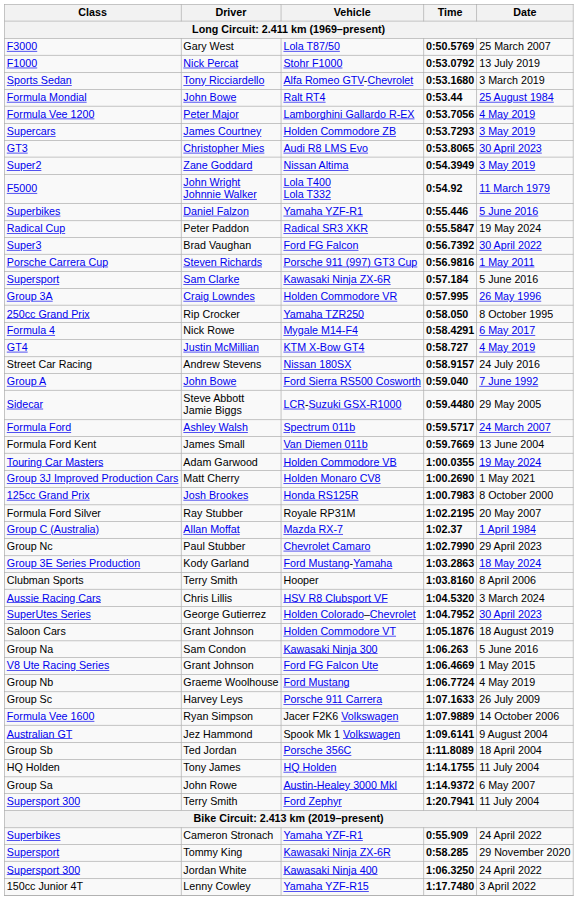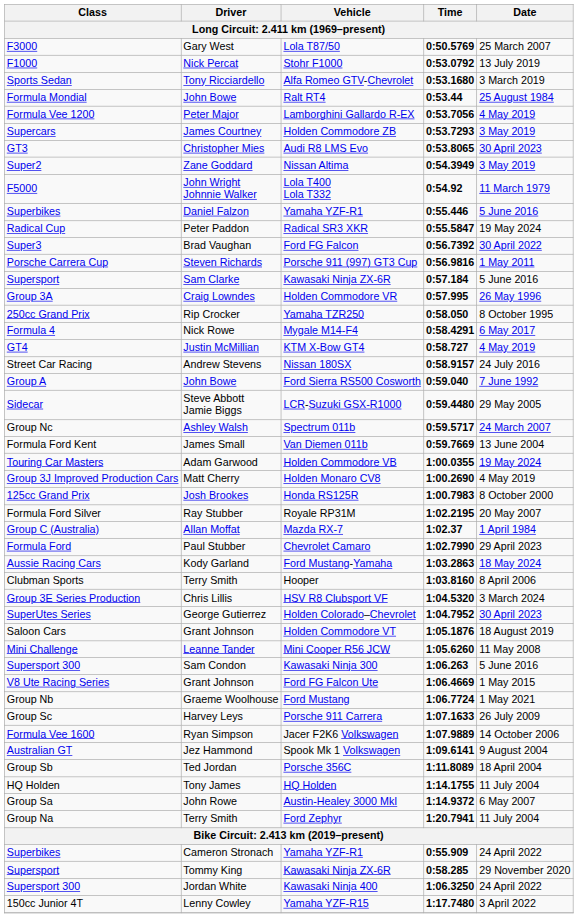(39, 428) Formula Ford -> (30, 428) Group Nc
(507, 479) 1 May 2021 -> (507, 479) 4 May 2019
(30, 547) Group Nc -> (39, 547) Formula Ford
(74, 564) Group 3E Series Production -> (54, 564) Aussie Racing Cars
(54, 598) Aussie Racing Cars -> (74, 598) Group 3E Series Production
+ row: (219, 649)
(30, 649) Group Na -> (43, 666) Supersport 300
(507, 683) 4 May 2019 -> (507, 700) 1 May 2021
(43, 802) Supersport 300 -> (30, 819) Group Na
